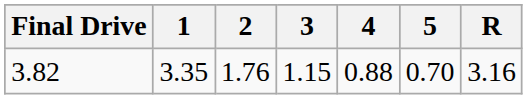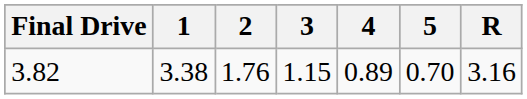(184, 70) 3.35 -> (184, 70) 3.38
(368, 70) 0.88 -> (368, 70) 0.89
